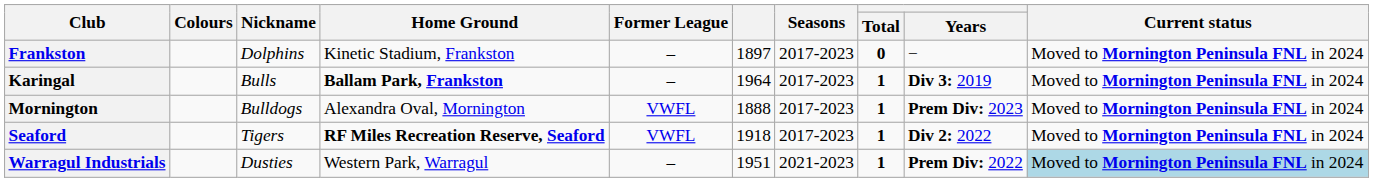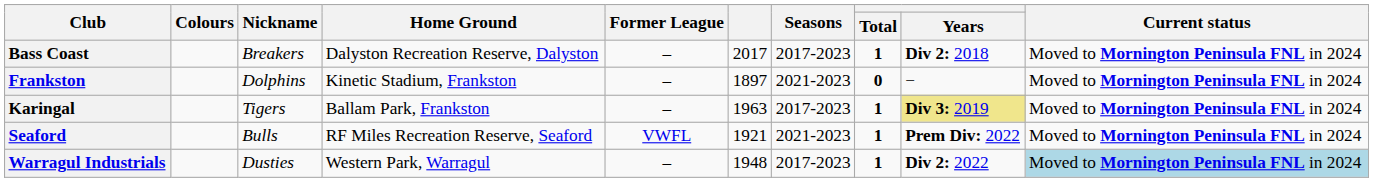+ row: (49, 53)
(817, 53) 2017-2023 -> (813, 80) 2021-2023
(259, 80) Bulls -> (264, 108) Tigers
(413, 80) bold -> (408, 108) normal
(754, 80) 1964 -> (750, 108) 1963
(950, 80) no background -> (947, 108) khaki background
- row: (53, 108)
(262, 135) Tigers -> (260, 135) Bulls
(464, 135) bold -> (459, 135) normal
(754, 135) 1918 -> (750, 135) 1921
(817, 135) 2017-2023 -> (813, 135) 2021-2023
(950, 135) Div 2: 2022 -> (963, 135) Prem Div: 2022
(754, 163) 1951 -> (750, 163) 1948
(817, 163) 2021-2023 -> (813, 163) 2017-2023
(965, 163) Prem Div: 2022 -> (947, 163) Div 2: 2022
